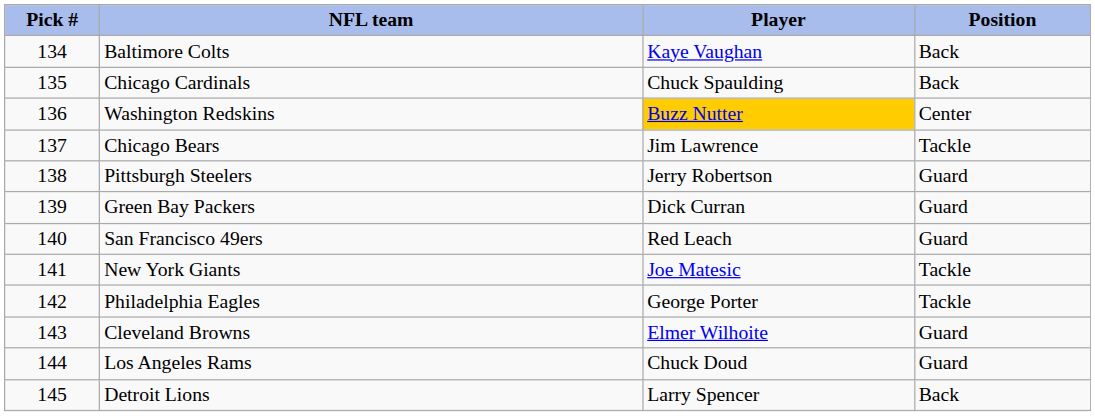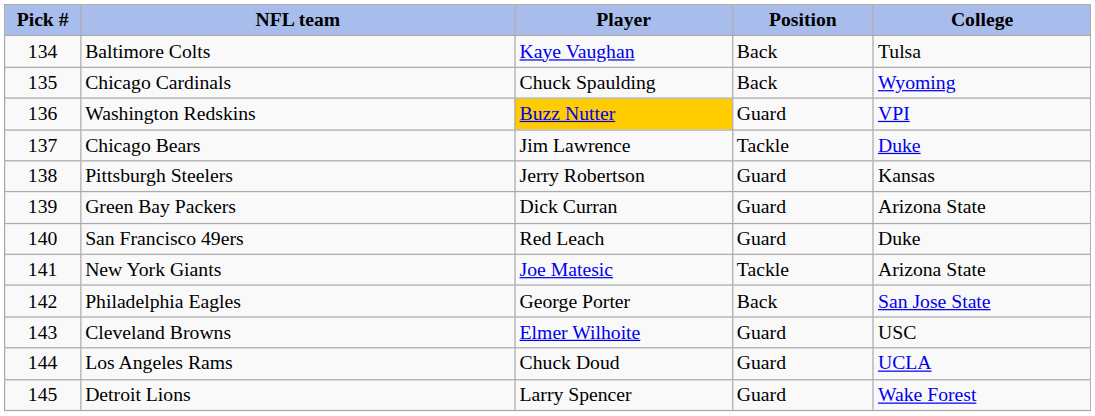+ column: (982, 20)
(945, 113) Center -> (761, 113) Guard
(945, 301) Tackle -> (757, 301) Back
(939, 394) Back -> (761, 394) Guard
